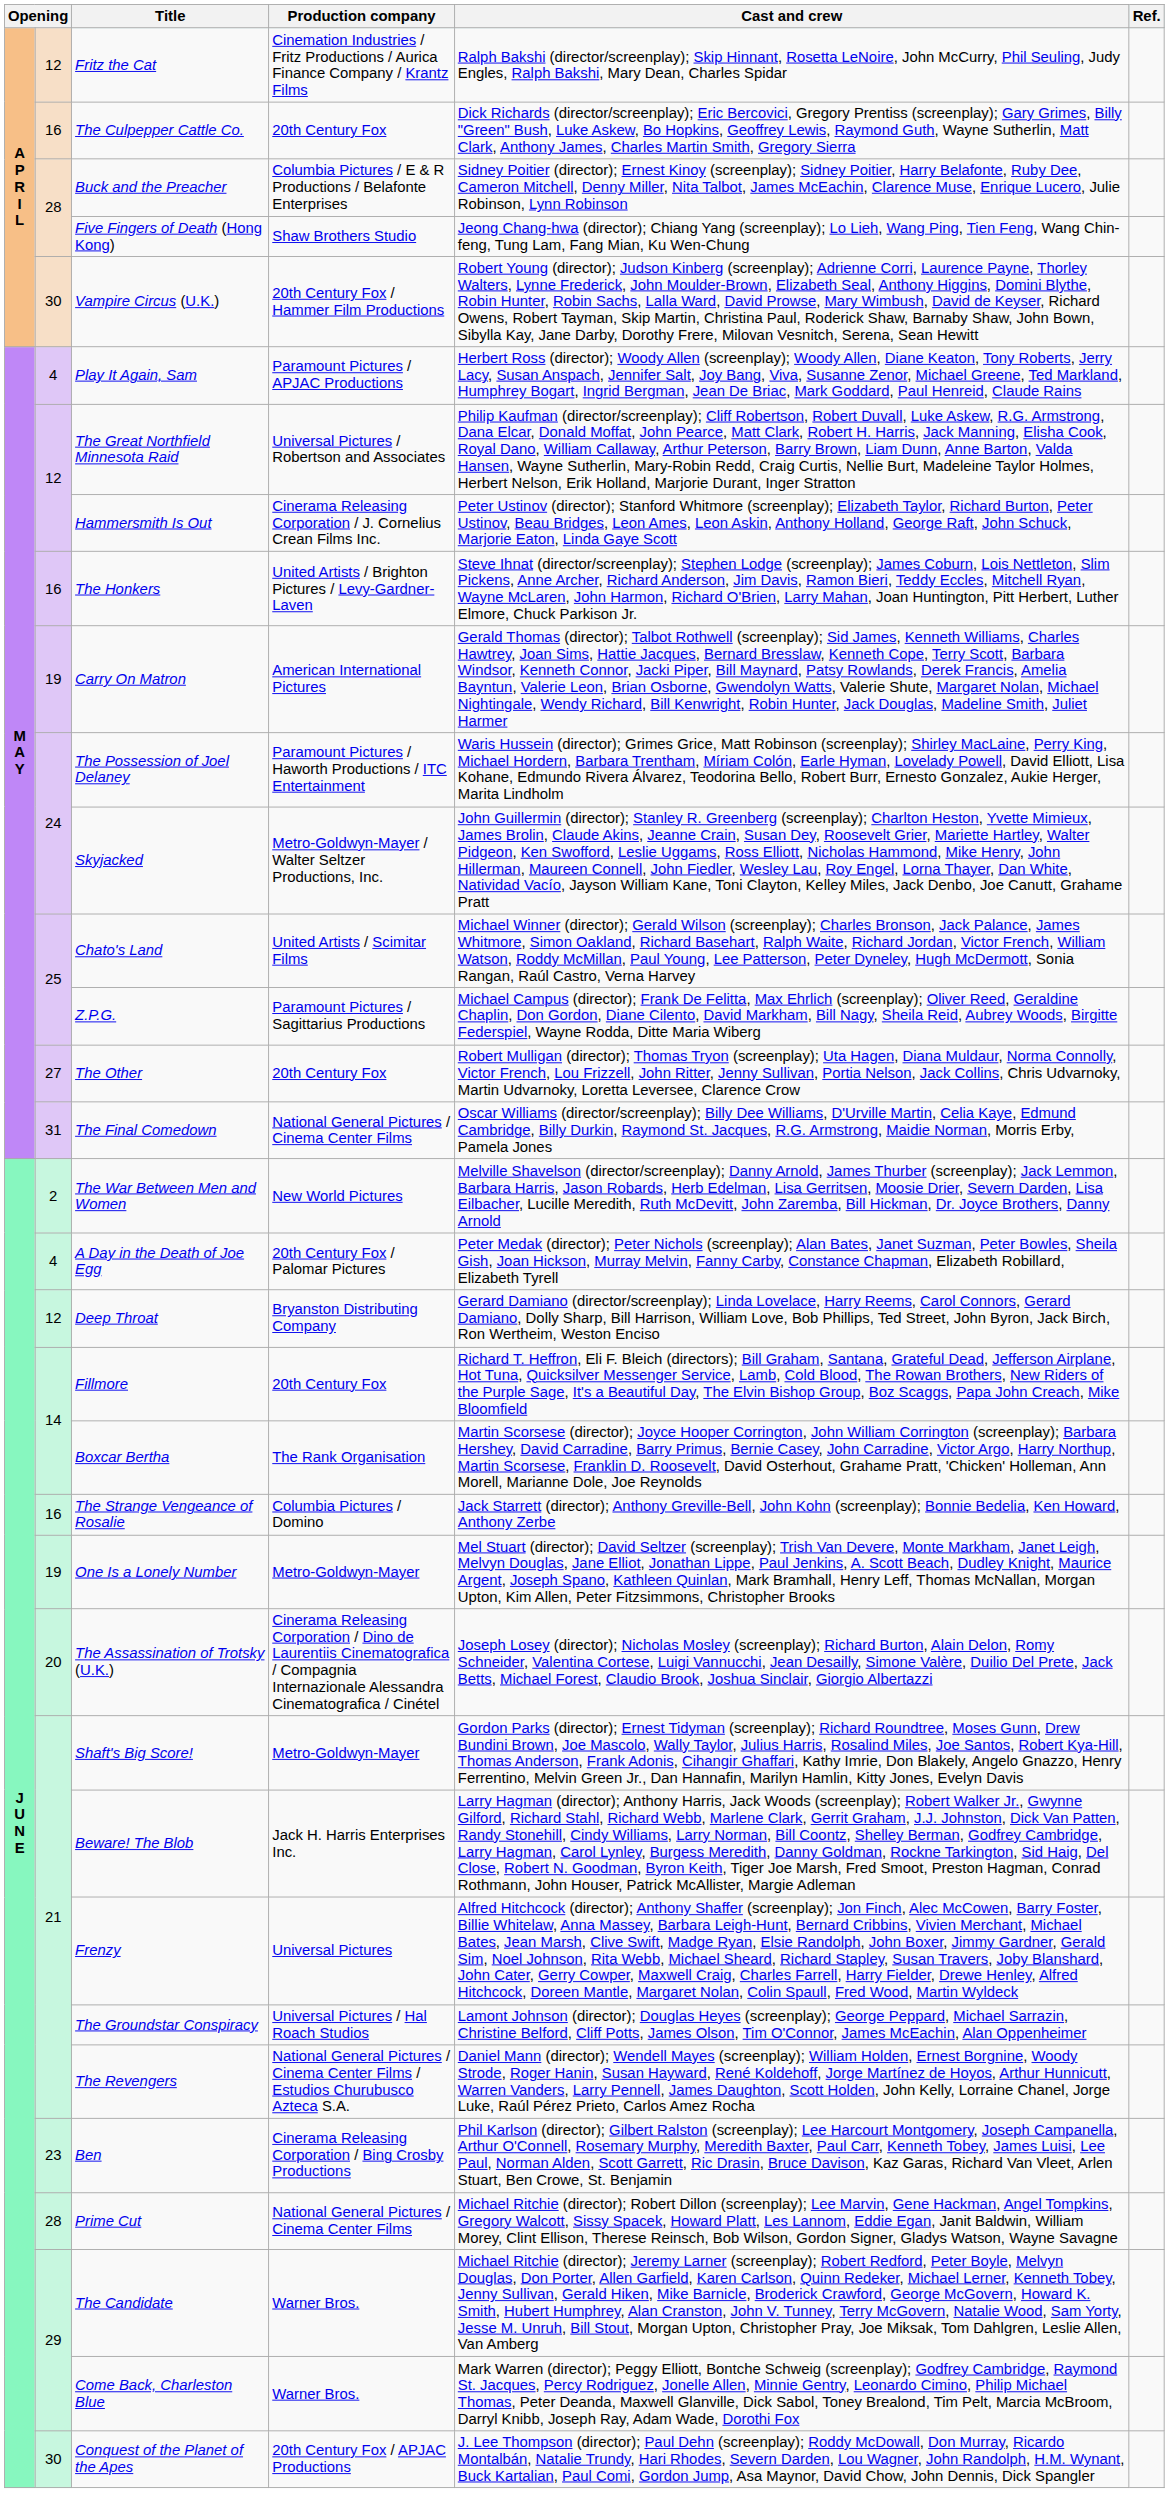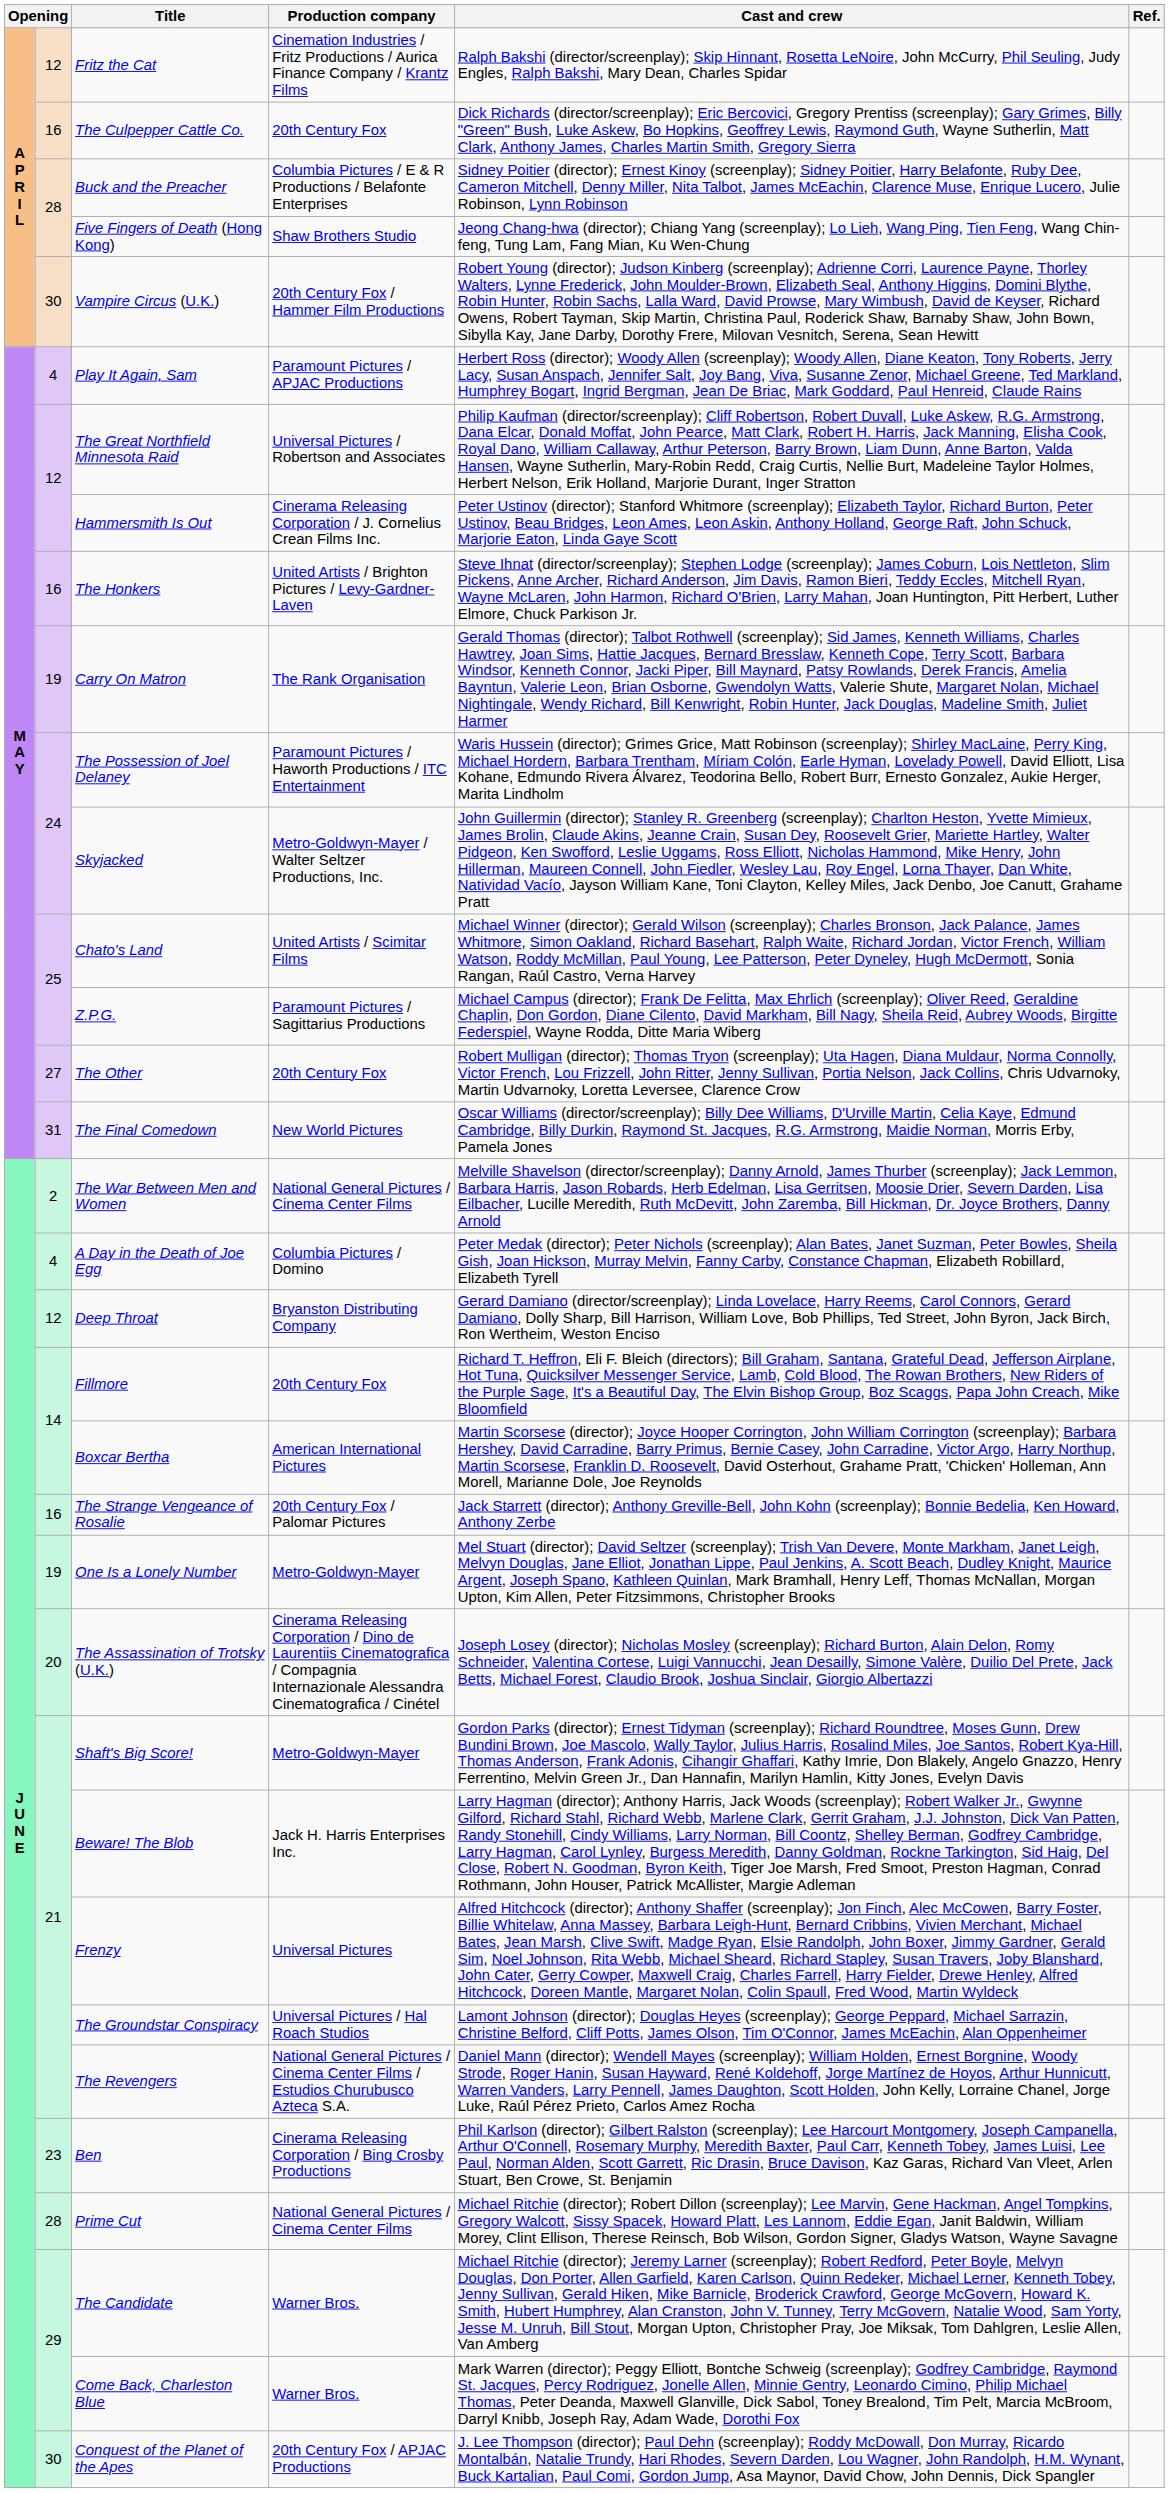(347, 679) American International Pictures -> (349, 679) The Rank Organisation
(361, 1130) National General Pictures / Cinema Center Films -> (337, 1130) New World Pictures
(337, 1195) New World Pictures -> (361, 1195) National General Pictures / Cinema Center Films
(333, 1261) 20th Century Fox / Palomar Pictures -> (337, 1261) Columbia Pictures / Domino
(349, 1457) The Rank Organisation -> (347, 1457) American International Pictures
(337, 1514) Columbia Pictures / Domino -> (333, 1514) 20th Century Fox / Palomar Pictures
